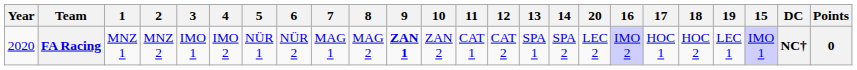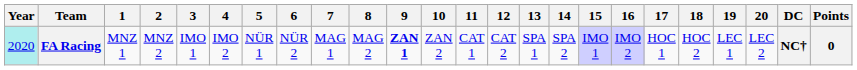columns swapped: (761, 15) <-> (595, 15)
(21, 45) no background -> (21, 45) paleturquoise background
